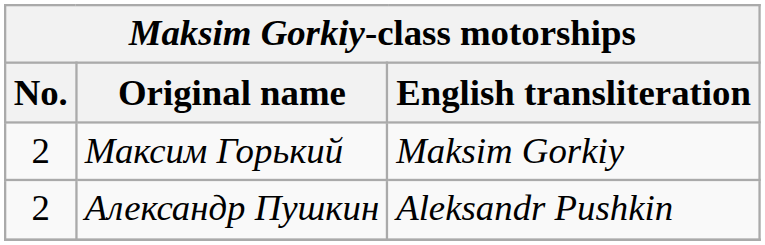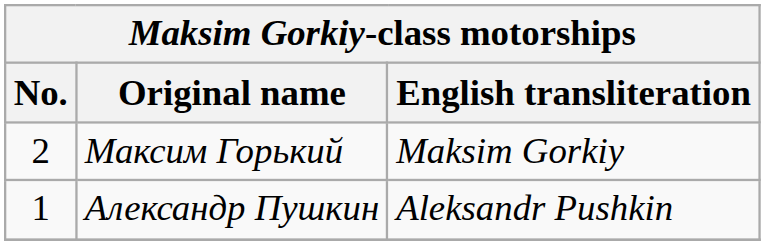(41, 208) 2 -> (41, 208) 1
